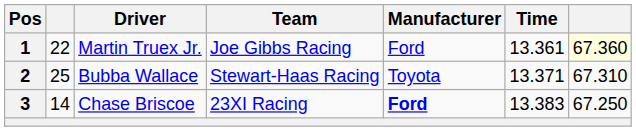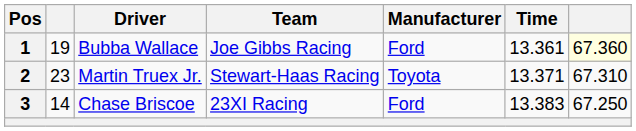(60, 47) 22 -> (60, 47) 19
(140, 47) Martin Truex Jr. -> (138, 47) Bubba Wallace
(60, 76) 25 -> (60, 76) 23
(138, 76) Bubba Wallace -> (140, 76) Martin Truex Jr.
(408, 104) bold -> (406, 104) normal
